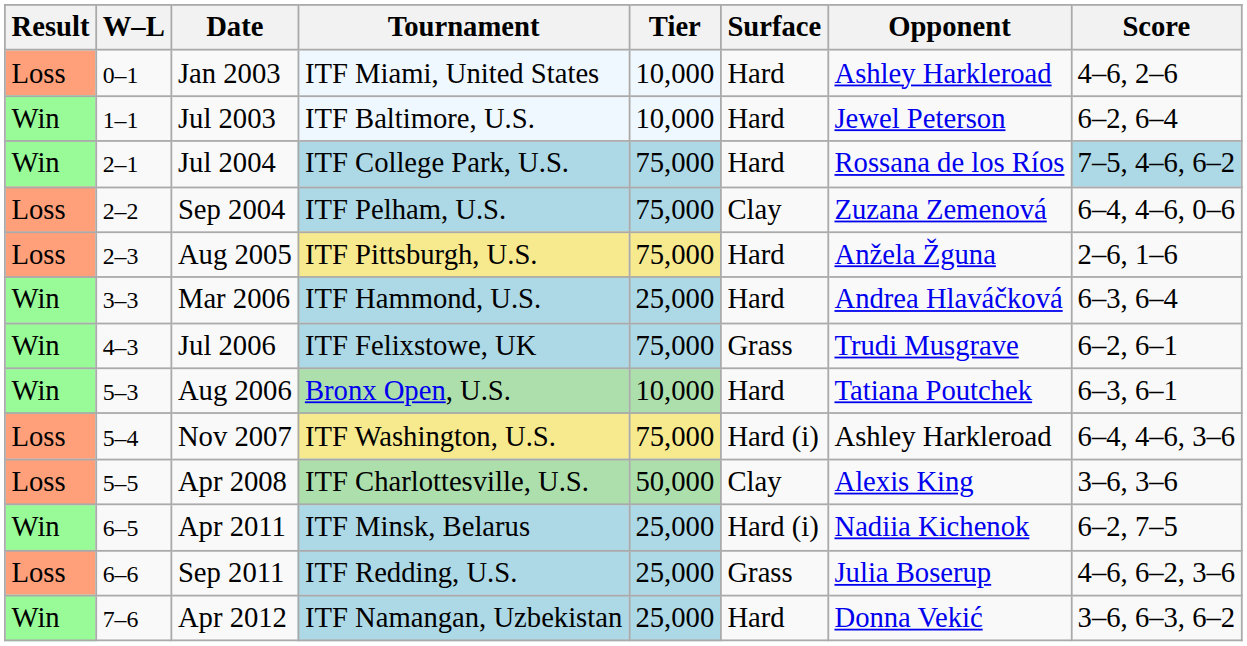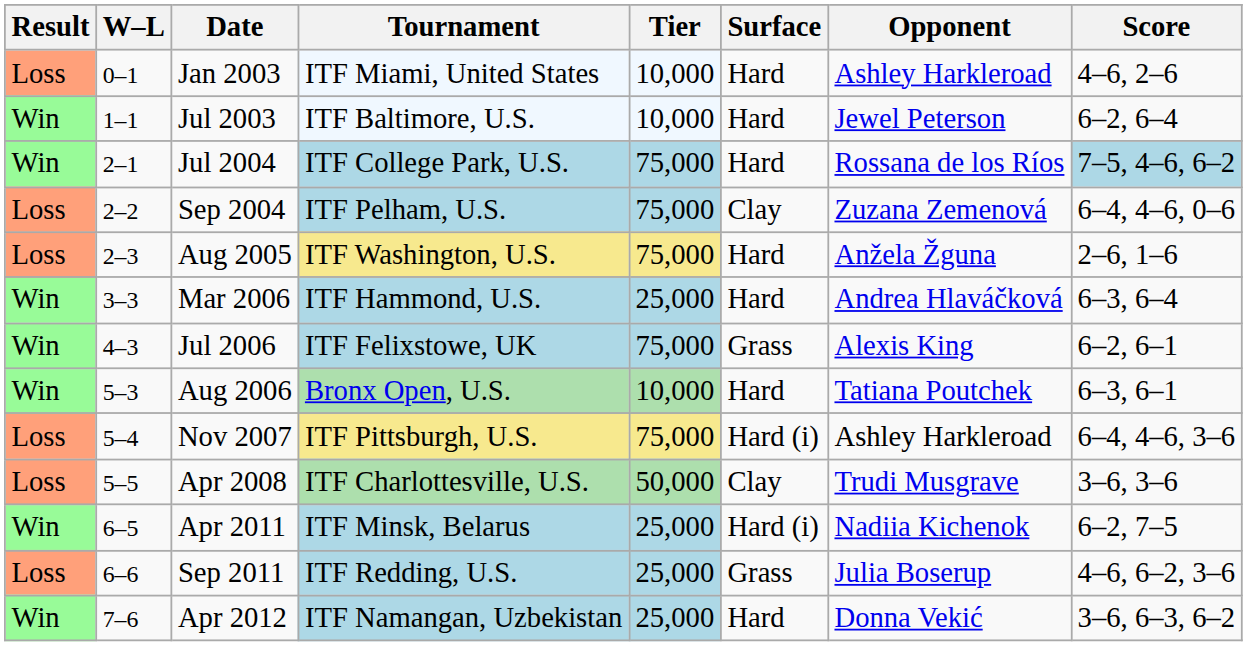(421, 254) ITF Pittsburgh, U.S. -> (430, 254) ITF Washington, U.S.
(927, 345) Trudi Musgrave -> (904, 345) Alexis King
(430, 436) ITF Washington, U.S. -> (421, 436) ITF Pittsburgh, U.S.
(904, 481) Alexis King -> (927, 481) Trudi Musgrave
